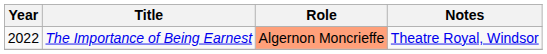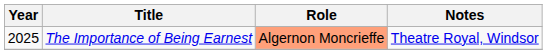(23, 37) 2022 -> (23, 37) 2025
